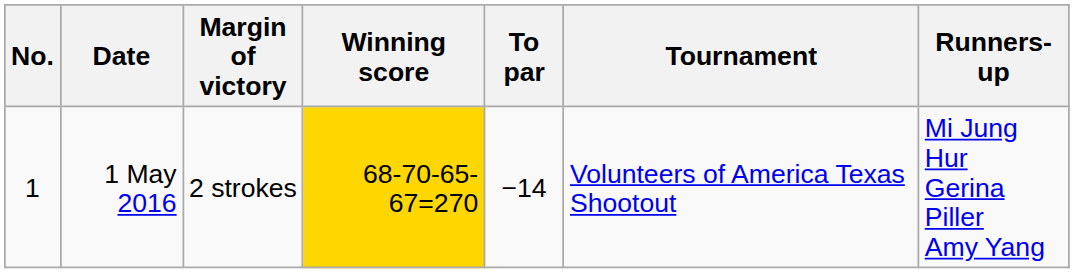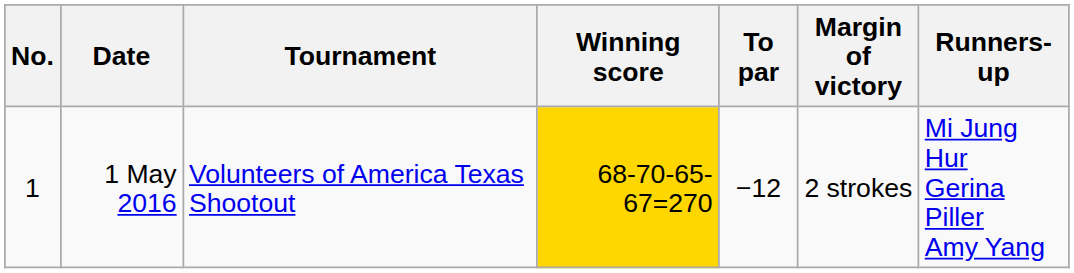columns swapped: (741, 56) <-> (243, 56)
(524, 187) −14 -> (759, 187) −12
